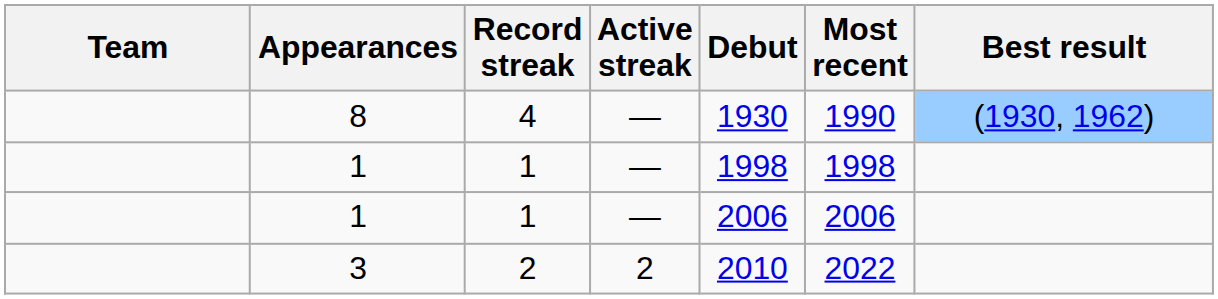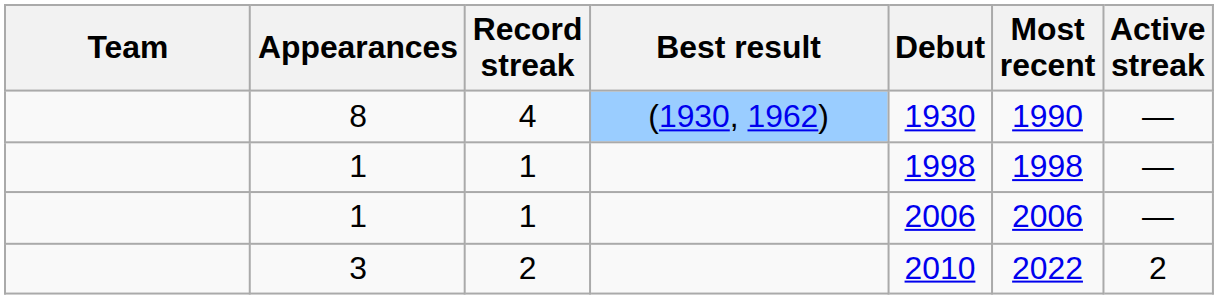columns swapped: (645, 47) <-> (1064, 47)
